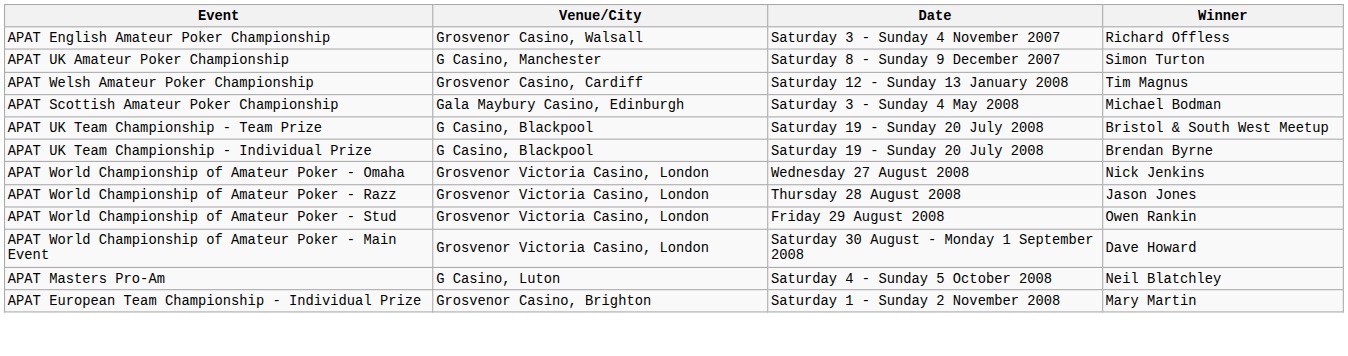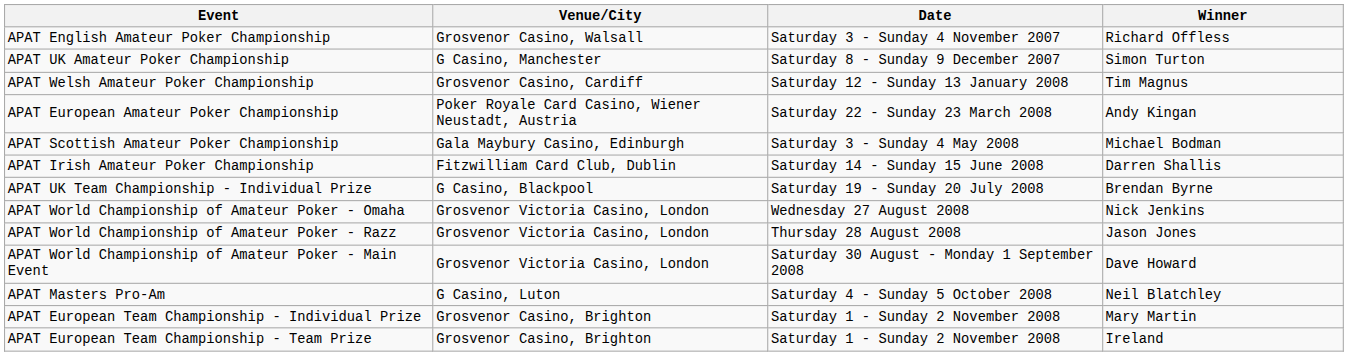+ row: (173, 114)
+ row: (161, 166)
- row: (165, 128)
- row: (202, 218)
+ row: (190, 340)
